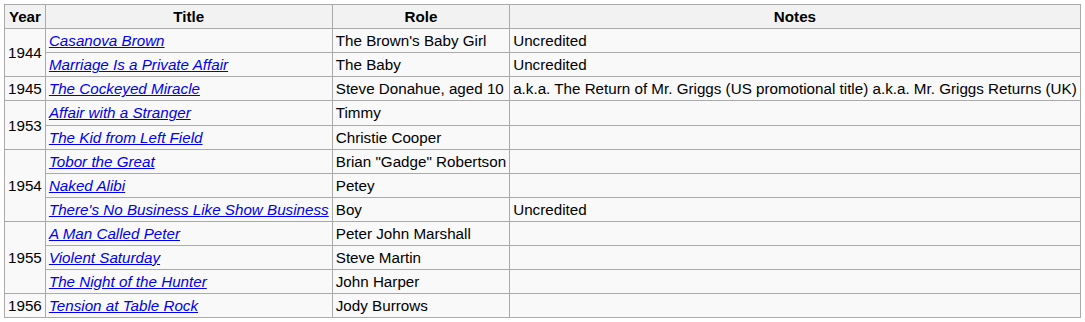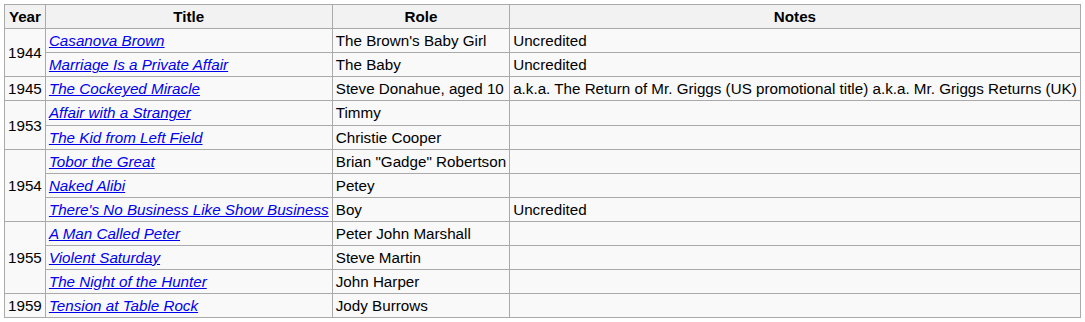(25, 305) 1956 -> (25, 305) 1959
